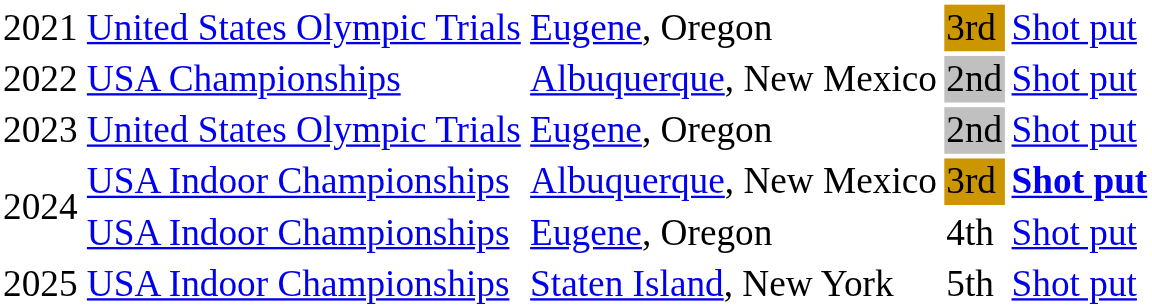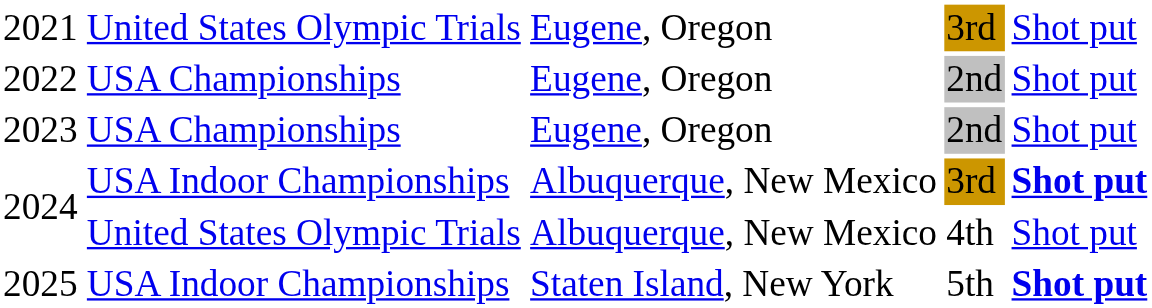(734, 78) Albuquerque, New Mexico -> (651, 78) Eugene, Oregon
(304, 129) United States Olympic Trials -> (244, 129) USA Championships
(298, 232) USA Indoor Championships -> (304, 232) United States Olympic Trials
(651, 232) Eugene, Oregon -> (734, 232) Albuquerque, New Mexico
(1074, 283) normal -> (1079, 283) bold
